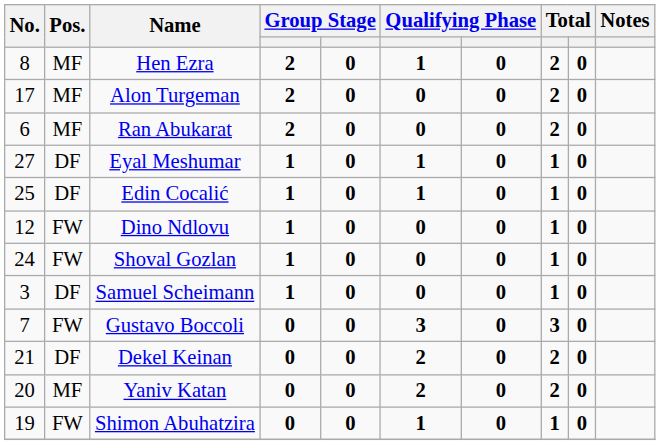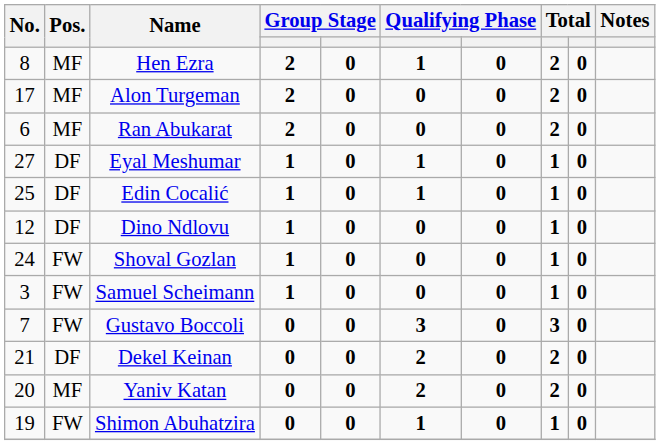(67, 226) FW -> (67, 226) DF
(67, 292) DF -> (67, 292) FW
